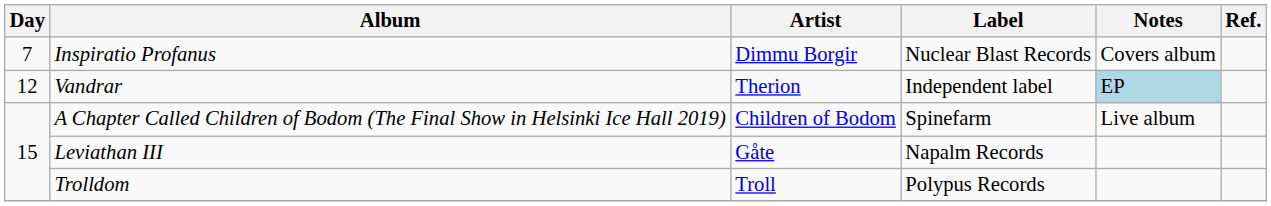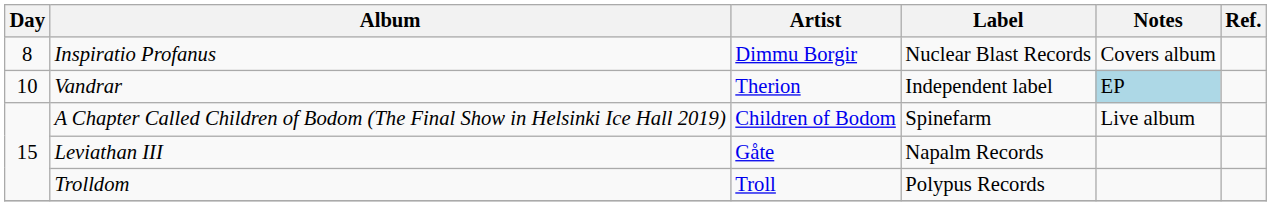(27, 53) 7 -> (27, 53) 8
(27, 86) 12 -> (27, 86) 10
